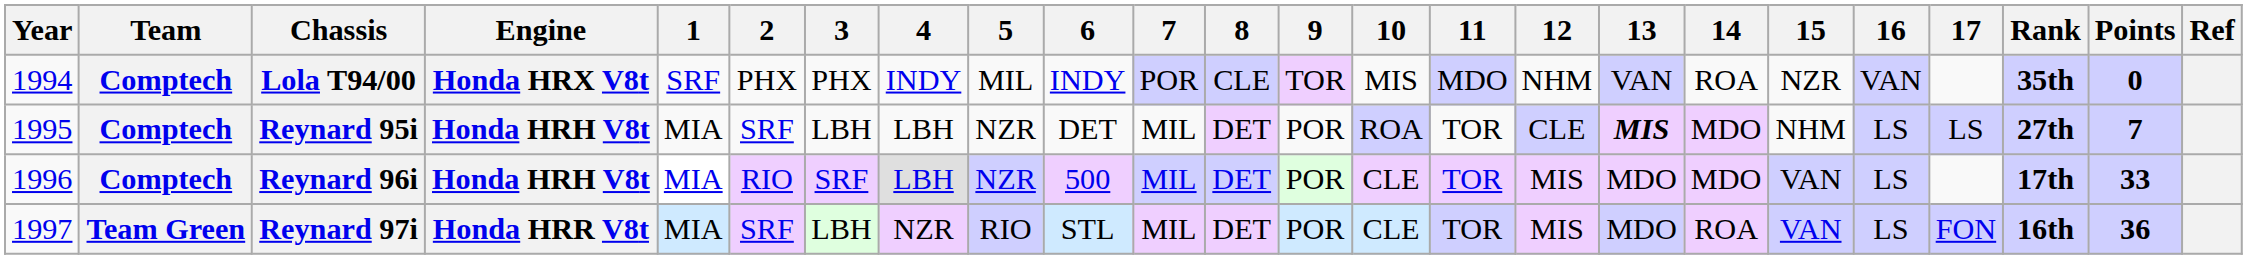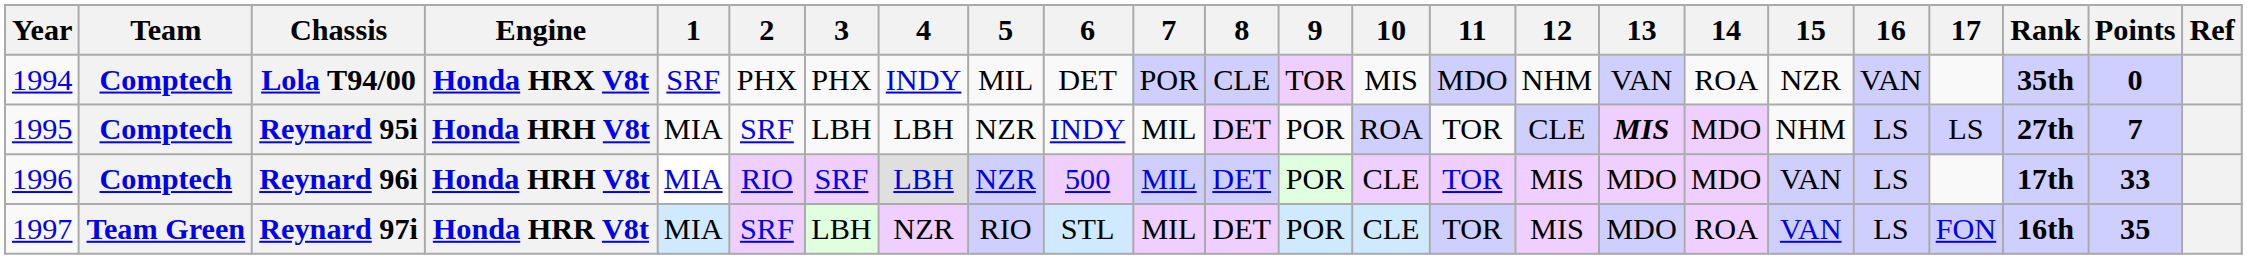(1088, 79) INDY -> (1088, 79) DET
(1088, 129) DET -> (1088, 129) INDY
(2135, 229) 36 -> (2135, 229) 35
